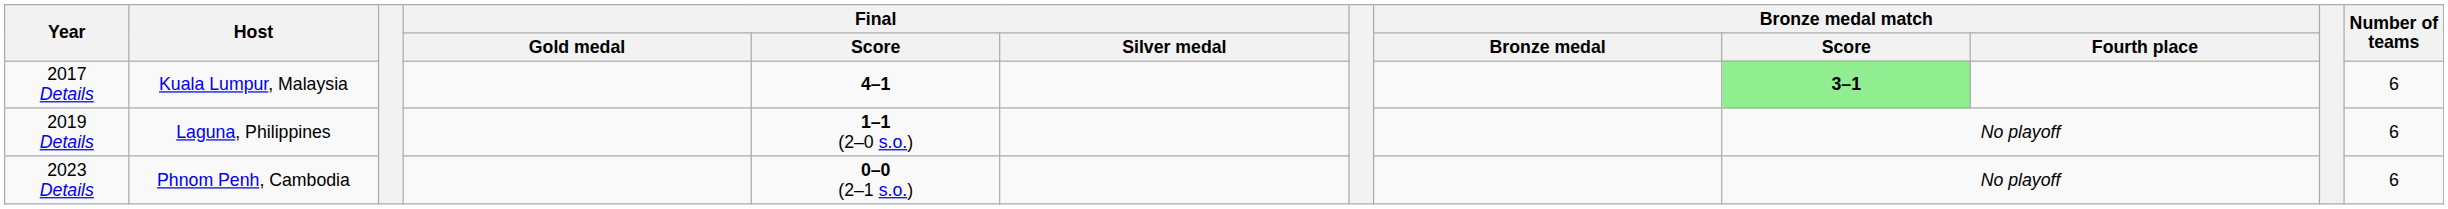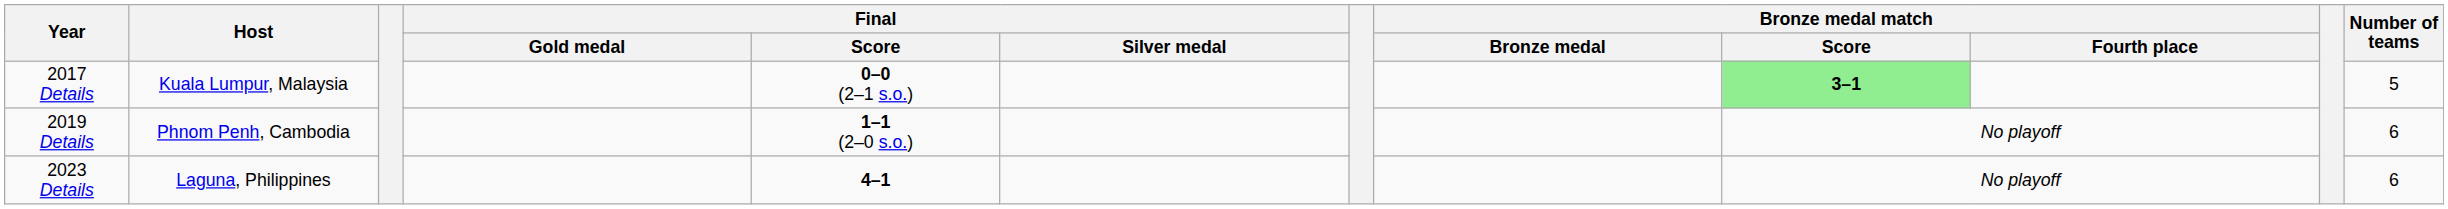(876, 85) 4–1 -> (876, 85) 0–0 (2–1 s.o.)
(2394, 85) 6 -> (2394, 85) 5
(253, 132) Laguna, Philippines -> (253, 132) Phnom Penh, Cambodia
(253, 180) Phnom Penh, Cambodia -> (253, 180) Laguna, Philippines
(876, 180) 0–0 (2–1 s.o.) -> (876, 180) 4–1
